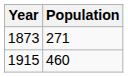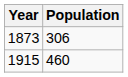(58, 38) 271 -> (58, 38) 306
